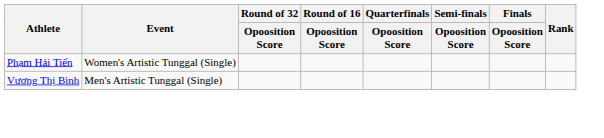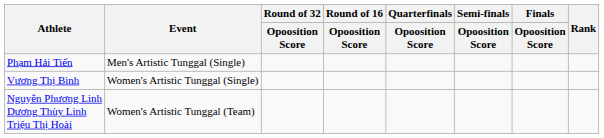(160, 62) Women's Artistic Tunggal (Single) -> (176, 62) Men's Artistic Tunggal (Single)
(153, 80) Men's Artistic Tunggal (Single) -> (183, 80) Women's Artistic Tunggal (Single)
+ row: (54, 111)
